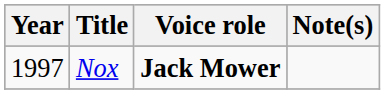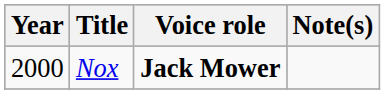(37, 67) 1997 -> (37, 67) 2000
